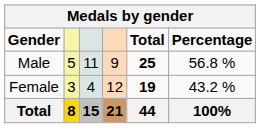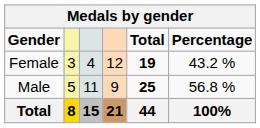rows swapped: (34, 87) <-> (34, 63)
